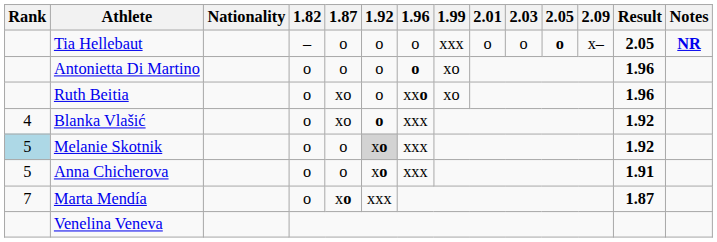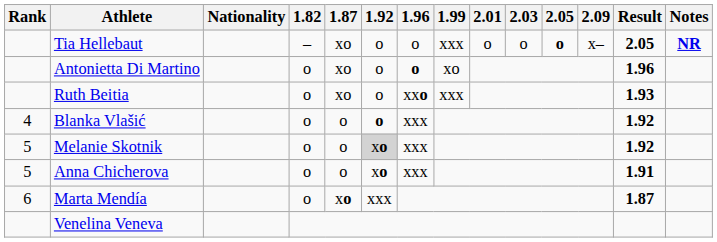(343, 43) o -> (343, 43) xo
(343, 69) o -> (343, 69) xo
(451, 95) xo -> (451, 95) xxx
(640, 95) 1.96 -> (640, 95) 1.93
(343, 120) xo -> (343, 120) o
(27, 146) lightblue background -> (27, 146) no background
(27, 198) 7 -> (27, 198) 6
